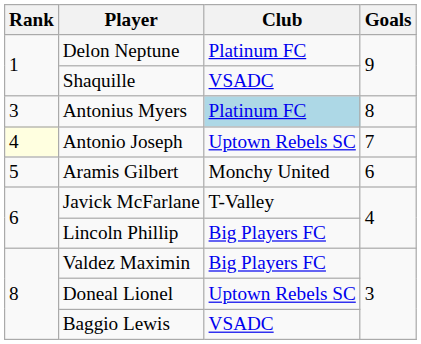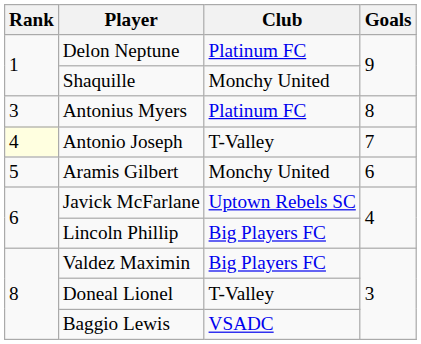(241, 80) VSADC -> (269, 80) Monchy United
(257, 111) lightblue background -> (257, 111) no background
(282, 141) Uptown Rebels SC -> (241, 141) T-Valley
(241, 202) T-Valley -> (282, 202) Uptown Rebels SC
(282, 293) Uptown Rebels SC -> (241, 293) T-Valley
